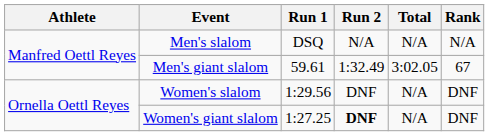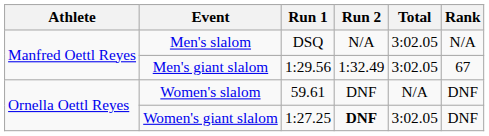(415, 42) N/A -> (415, 42) 3:02.05
(308, 67) 59.61 -> (308, 67) 1:29.56
(308, 93) 1:29.56 -> (308, 93) 59.61
(415, 118) N/A -> (415, 118) 3:02.05
